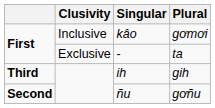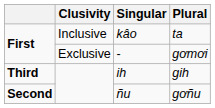(190, 34) gơmơi -> (177, 34) ta
(177, 53) ta -> (190, 53) gơmơi
